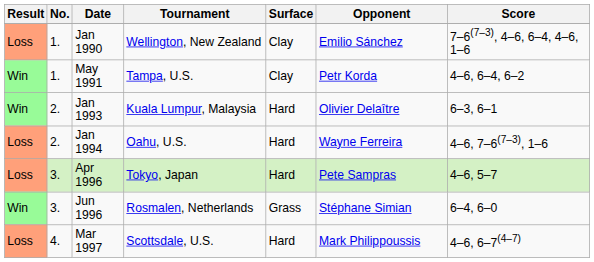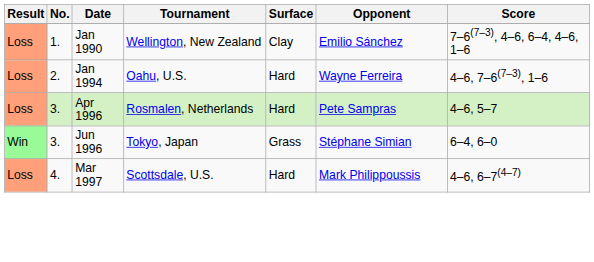- row: (89, 76)
- row: (89, 109)
(162, 175) Tokyo, Japan -> (190, 109) Rosmalen, Netherlands
(190, 208) Rosmalen, Netherlands -> (162, 142) Tokyo, Japan
